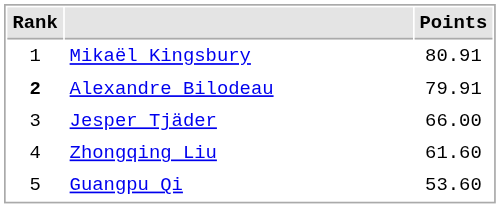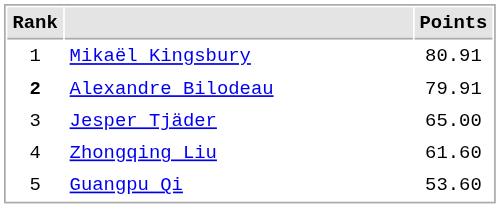(453, 121) 66.00 -> (453, 121) 65.00
